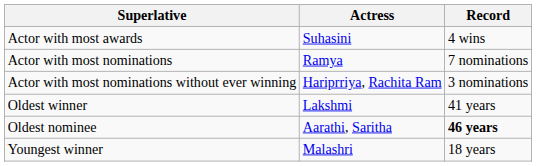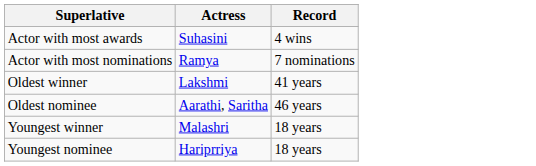- row: (152, 82)
(473, 127) bold -> (298, 104) normal
+ row: (60, 149)
